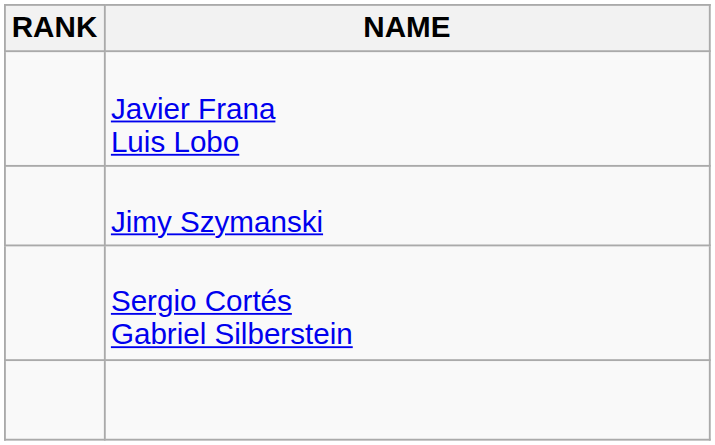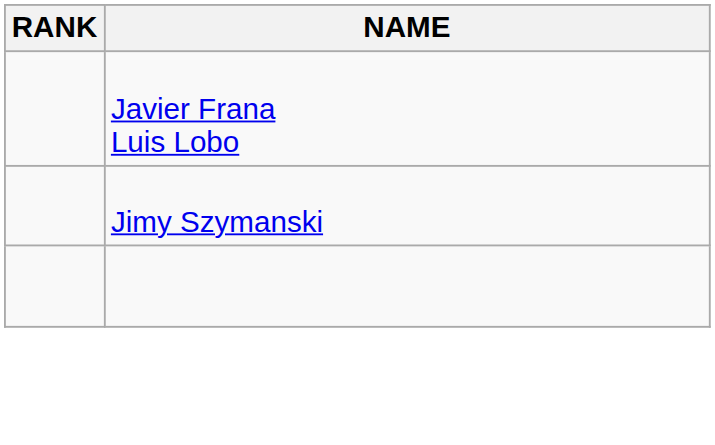- row: (232, 318)
